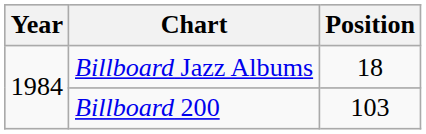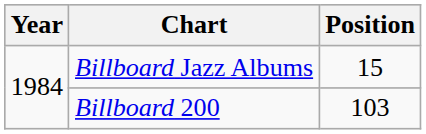(370, 66) 18 -> (370, 66) 15
